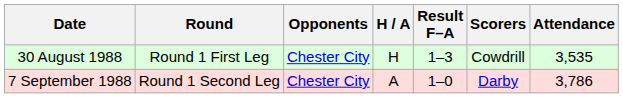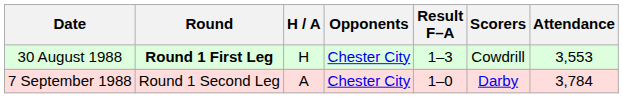columns swapped: (328, 24) <-> (393, 24)
(209, 57) normal -> (209, 57) bold
(574, 57) 3,535 -> (574, 57) 3,553
(574, 81) 3,786 -> (574, 81) 3,784
